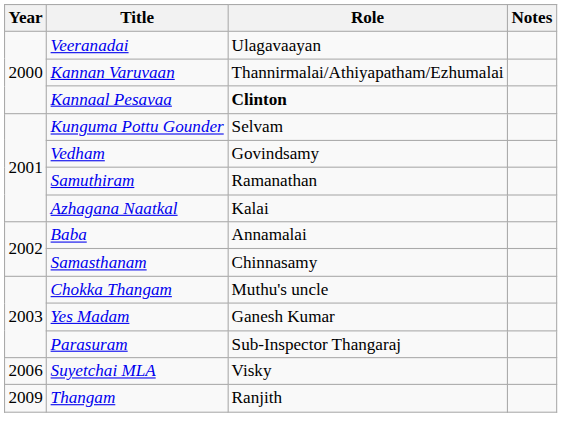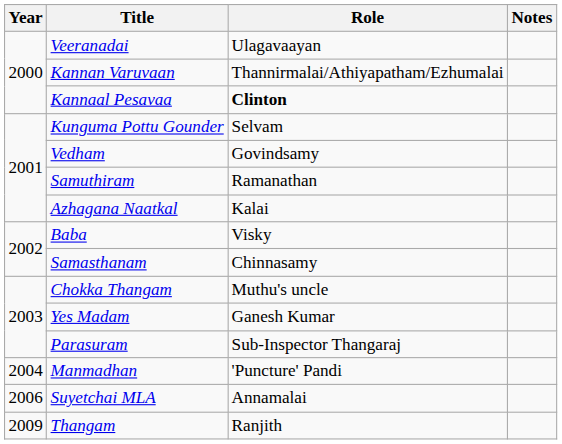(269, 235) Annamalai -> (252, 235) Visky
+ row: (94, 371)
(252, 371) Visky -> (269, 398) Annamalai
